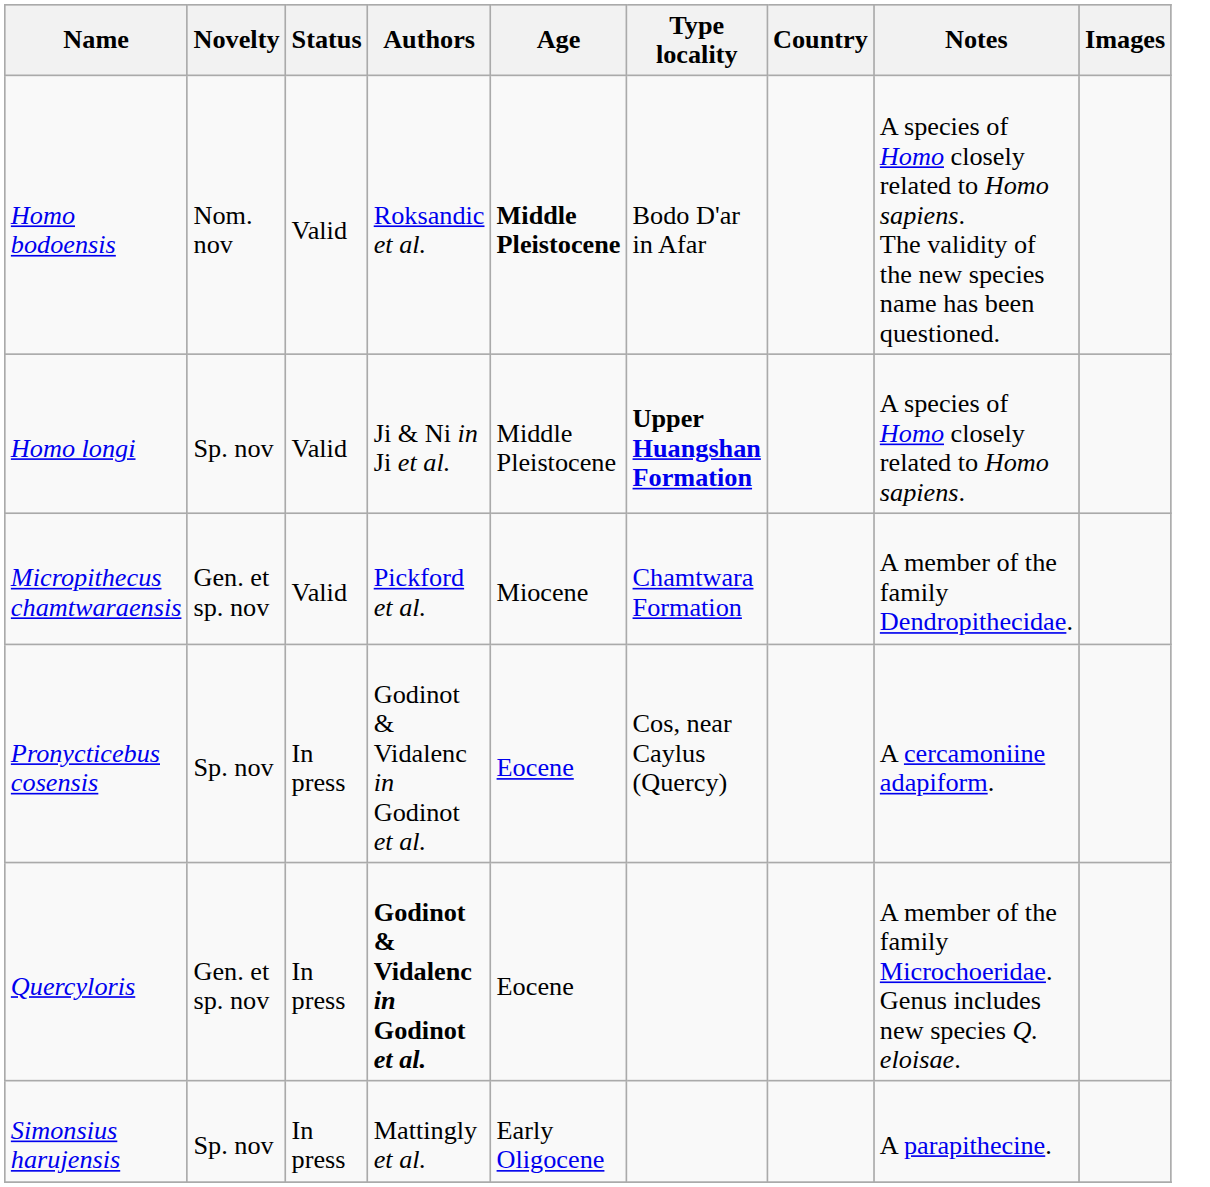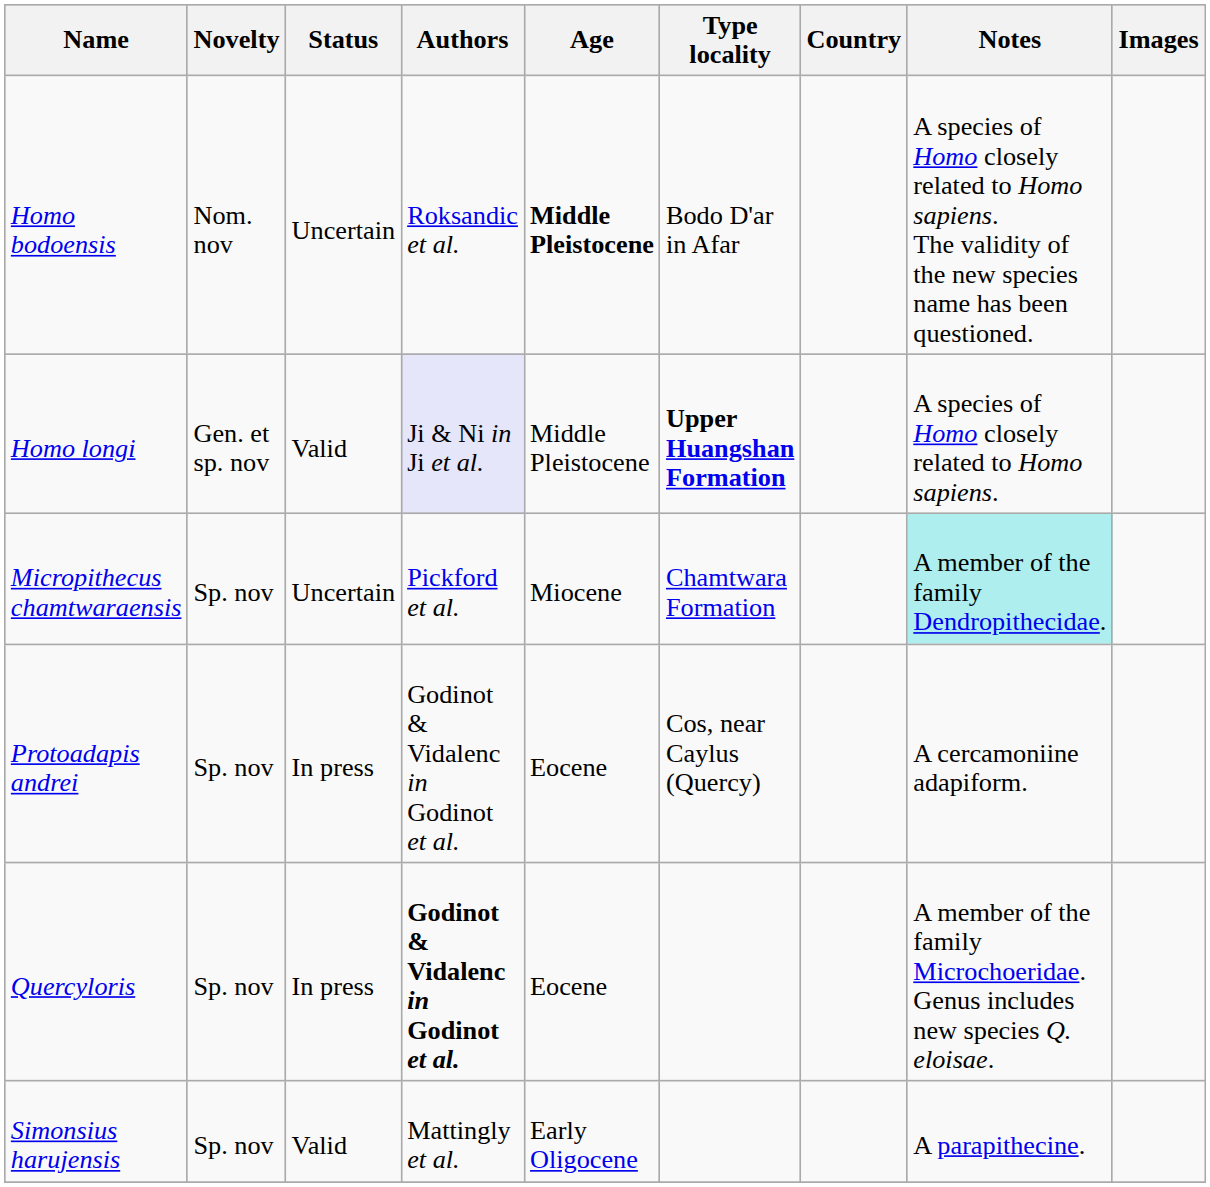(319, 229) Valid -> (343, 229) Uncertain
(234, 448) Sp. nov -> (231, 448) Gen. et sp. nov
(426, 448) no background -> (459, 448) lavender background
(231, 592) Gen. et sp. nov -> (234, 592) Sp. nov
(319, 592) Valid -> (343, 592) Uncertain
(976, 592) no background -> (1010, 592) paleturquoise background
- row: (85, 767)
+ row: (75, 767)
(231, 986) Gen. et sp. nov -> (234, 986) Sp. nov
(319, 1145) In press -> (319, 1145) Valid
